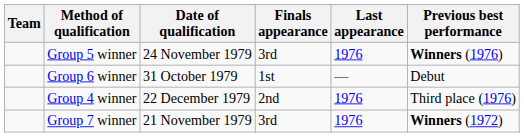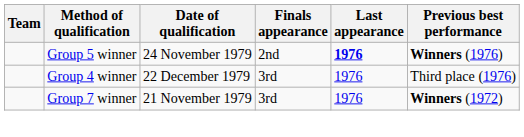(268, 53) 3rd -> (269, 53) 2nd
(348, 53) normal -> (348, 53) bold
- row: (92, 76)
(269, 98) 2nd -> (268, 76) 3rd
